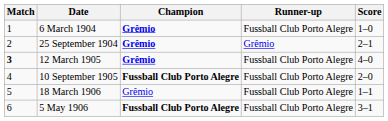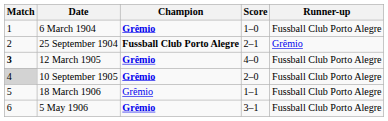columns swapped: (370, 12) <-> (298, 12)
(139, 44) Grêmio -> (181, 44) Fussball Club Porto Alegre
(9, 76) no background -> (9, 76) lightgrey background
(181, 76) Fussball Club Porto Alegre -> (139, 76) Grêmio
(181, 108) Fussball Club Porto Alegre -> (139, 108) Grêmio
